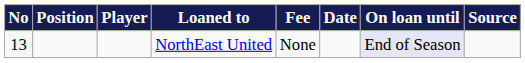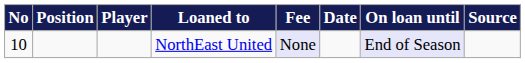(19, 44) 13 -> (19, 44) 10
(298, 44) no background -> (298, 44) lavender background
